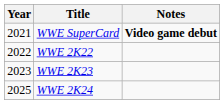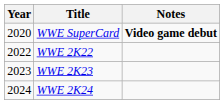(19, 33) 2021 -> (19, 33) 2020
(19, 90) 2025 -> (19, 90) 2024
